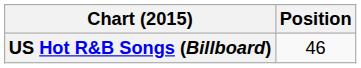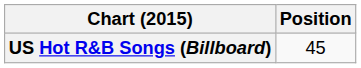(316, 47) 46 -> (316, 47) 45
